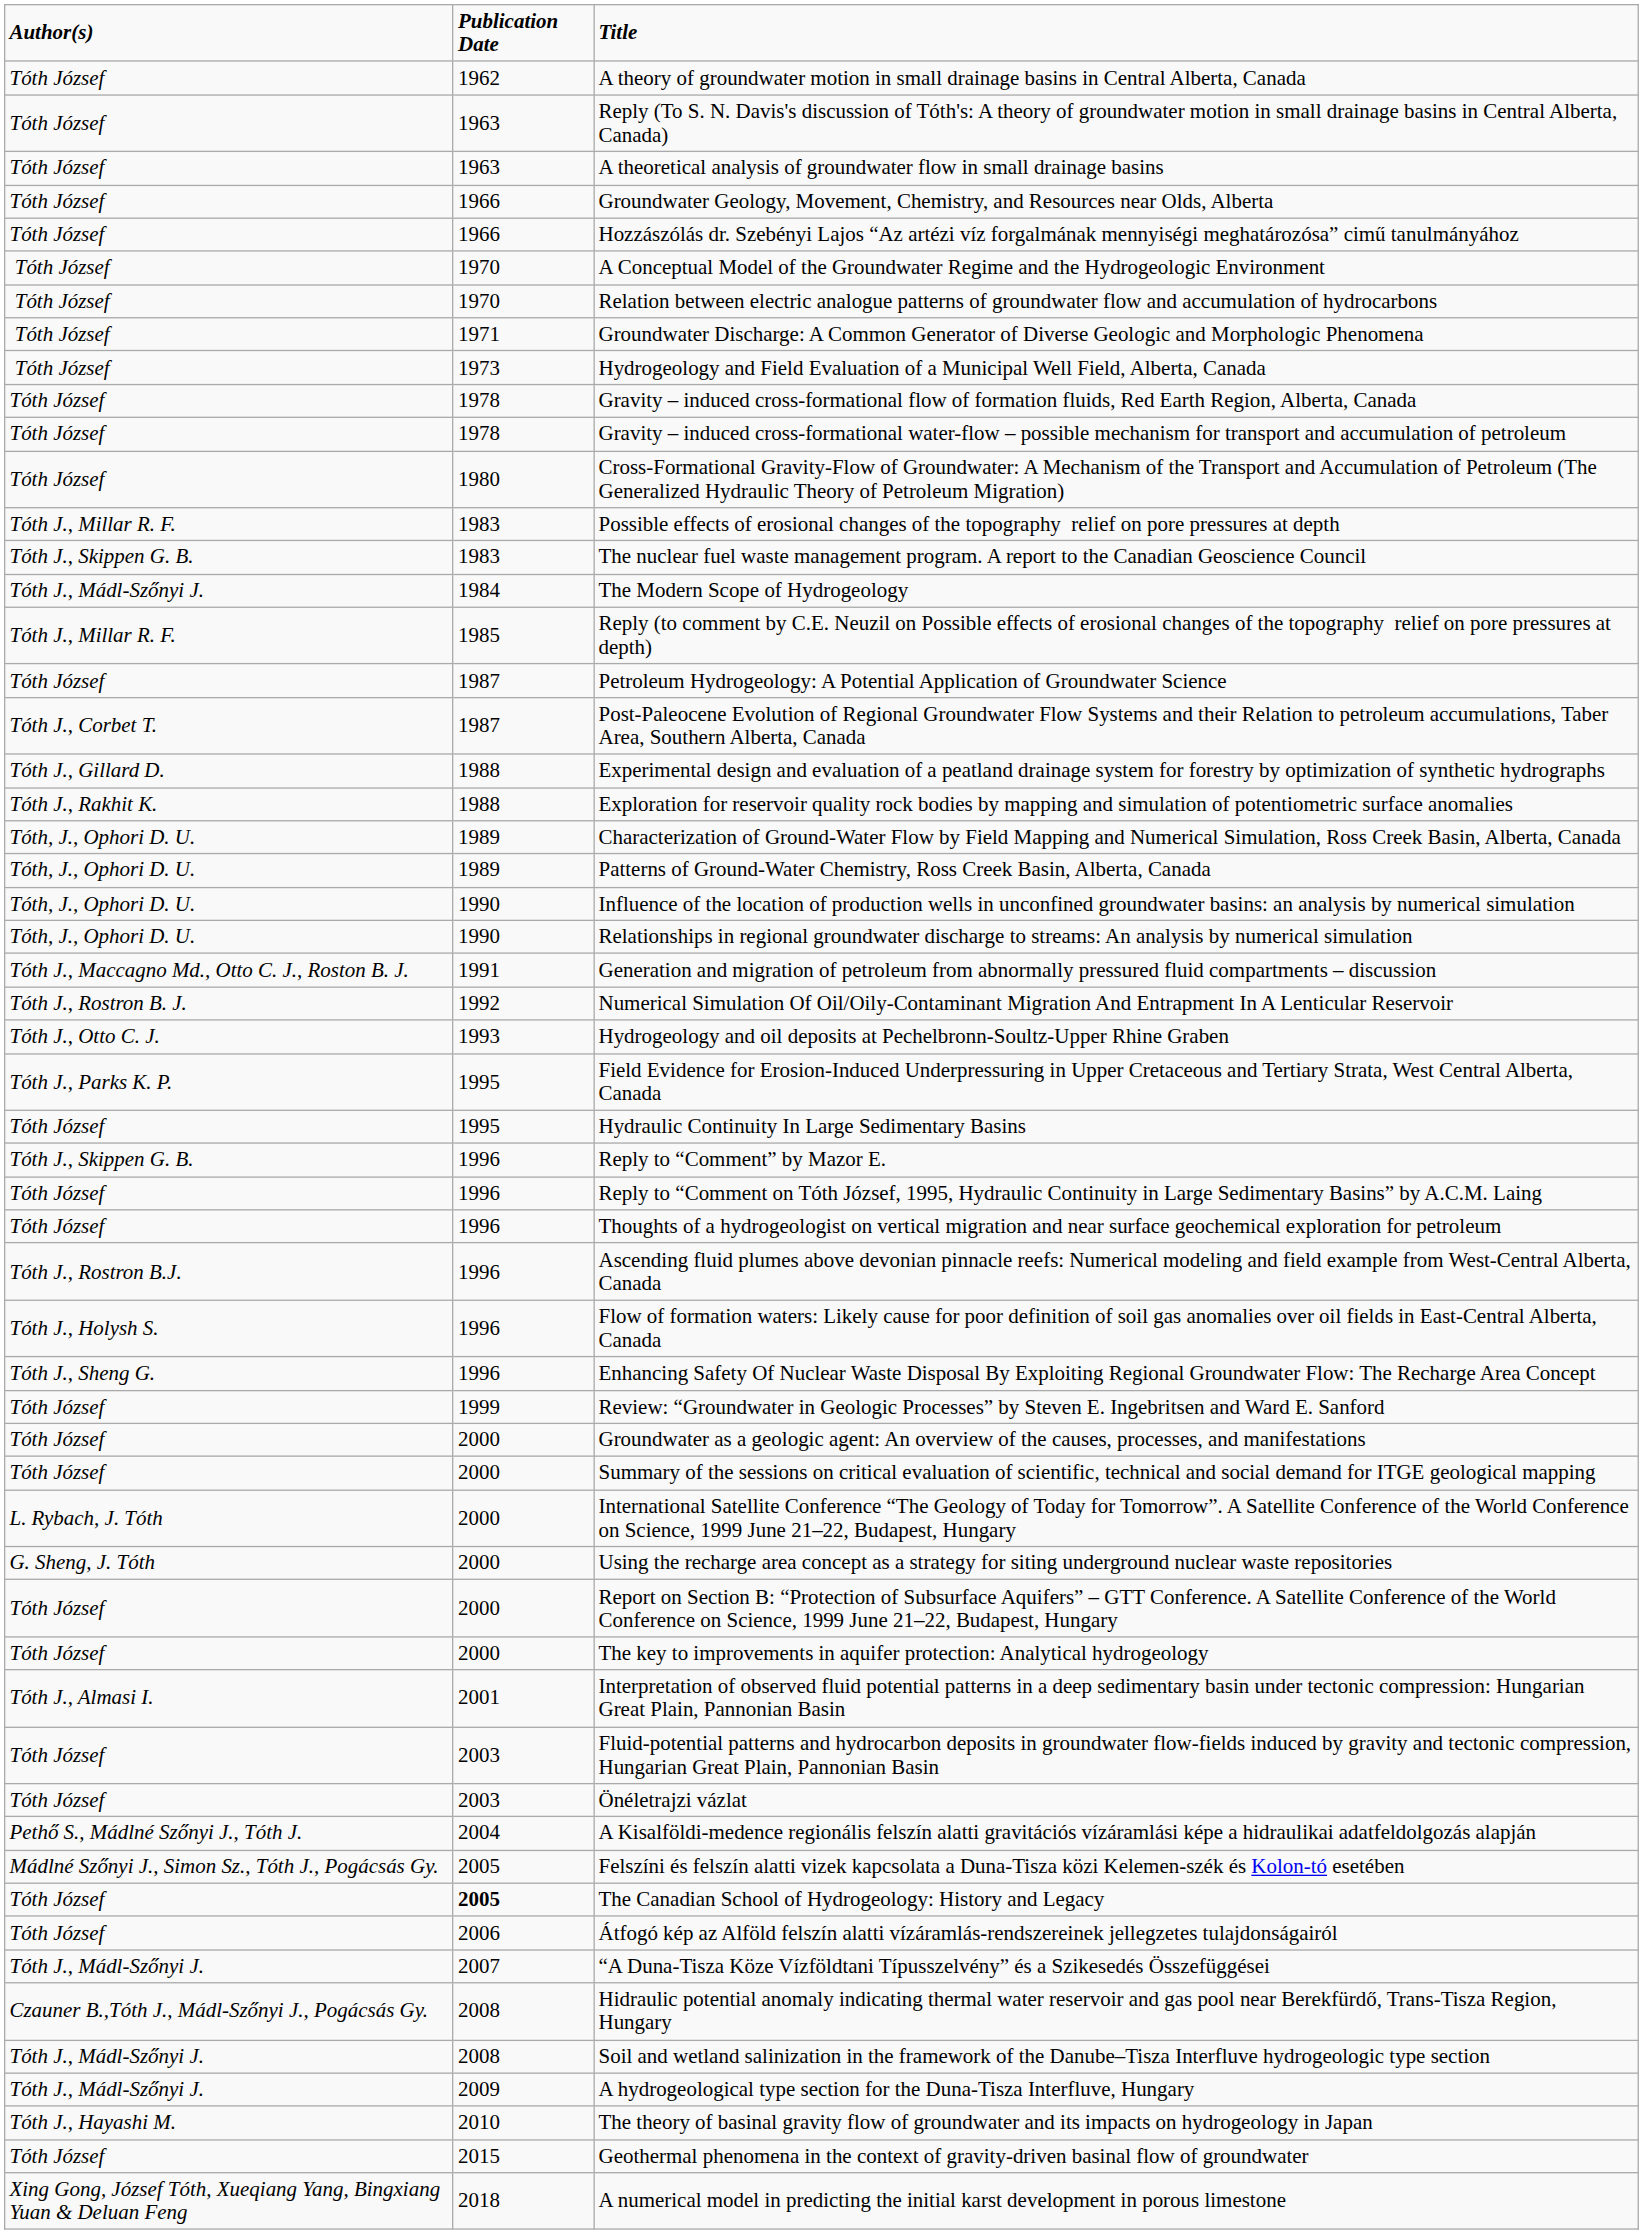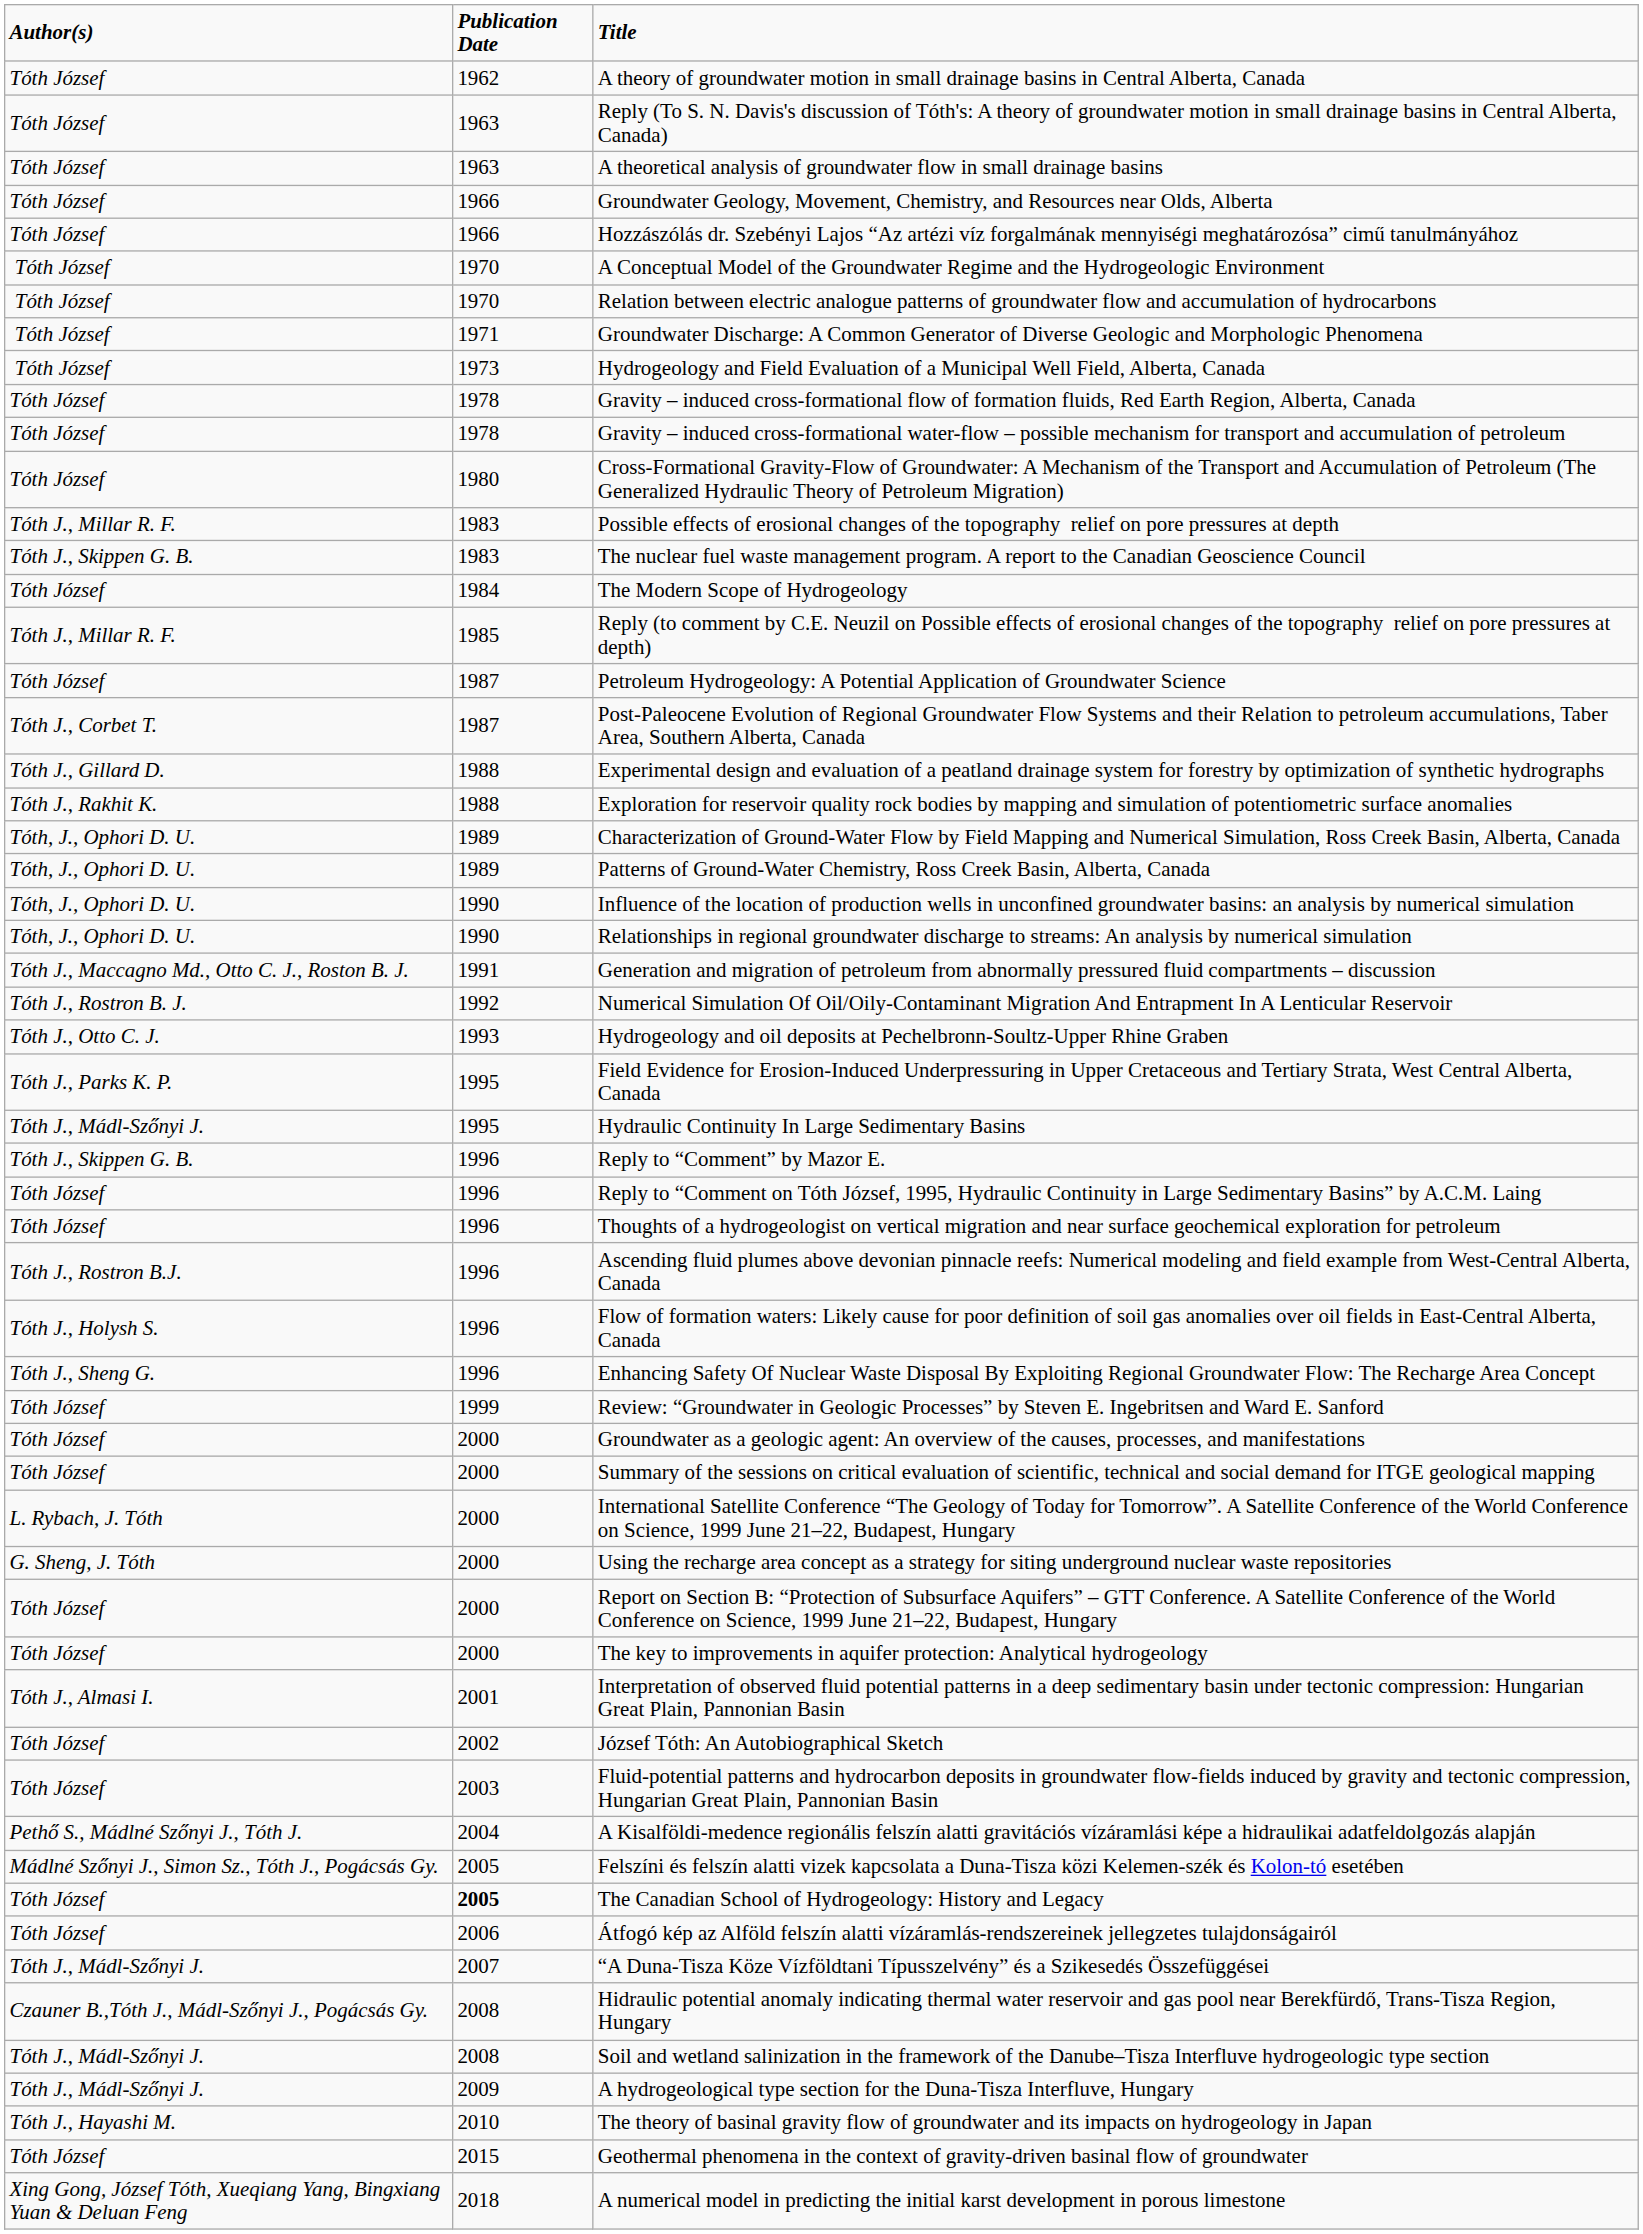(107, 590) Tóth J., Mádl-Szőnyi J. -> (57, 590) Tóth József
(57, 1126) Tóth József -> (107, 1126) Tóth J., Mádl-Szőnyi J.
+ row: (771, 1743)
- row: (673, 1799)
